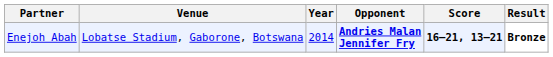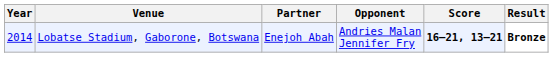columns swapped: (321, 13) <-> (42, 13)
(380, 37) bold -> (380, 37) normal
